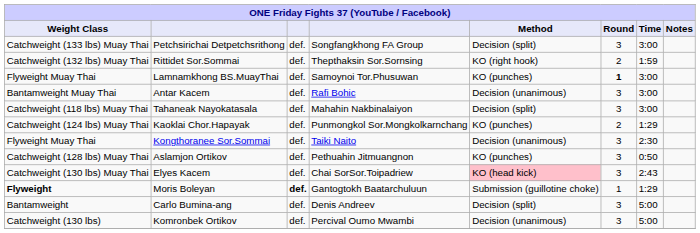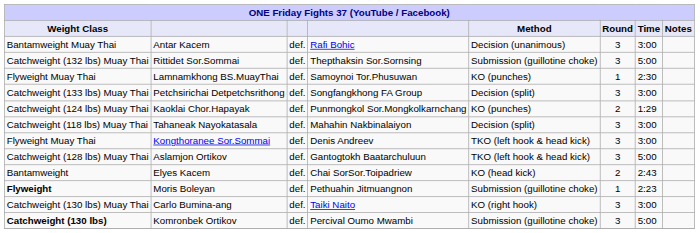rows swapped: (181, 92) <-> (219, 44)
(505, 60) KO (right hook) -> (534, 60) Submission (guillotine choke)
(619, 60) 2 -> (618, 60) 3
(648, 60) 1:59 -> (647, 60) 5:00
(619, 76) bold -> (618, 76) normal
(648, 76) 3:00 -> (647, 76) 2:30
rows swapped: (201, 124) <-> (205, 108)
(334, 140) Taiki Naito -> (342, 140) Denis Andreev
(519, 140) Decision (unanimous) -> (531, 140) TKO (left hook & head kick)
(648, 140) 2:30 -> (647, 140) 3:00
(362, 156) Pethuahin Jitmuangnon -> (368, 156) Gantogtokh Baatarchuluun
(502, 156) KO (punches) -> (531, 156) TKO (left hook & head kick)
(648, 156) 0:50 -> (647, 156) 5:00
(78, 173) Catchweight (130 lbs) Muay Thai -> (38, 173) Bantamweight
(504, 173) pink background -> (503, 173) no background
(619, 173) 3 -> (618, 173) 2
(298, 189) bold -> (297, 189) normal
(369, 189) Gantogtokh Baatarchuluun -> (361, 189) Pethuahin Jitmuangnon
(648, 189) 1:29 -> (647, 189) 2:23
(38, 205) Bantamweight -> (78, 205) Catchweight (130 lbs) Muay Thai
(343, 205) Denis Andreev -> (333, 205) Taiki Naito
(504, 205) Decision (split) -> (504, 205) KO (right hook)
(648, 205) 5:00 -> (647, 205) 3:00
(54, 221) normal -> (57, 221) bold
(519, 221) Decision (unanimous) -> (534, 221) Submission (guillotine choke)
